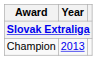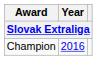(73, 47) 2013 -> (73, 47) 2016
